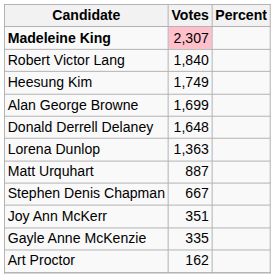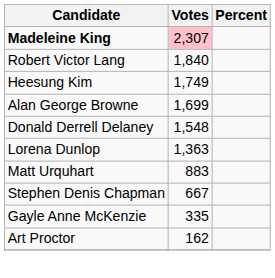(191, 127) 1,648 -> (191, 127) 1,548
(197, 171) 887 -> (197, 171) 883
- row: (57, 216)
